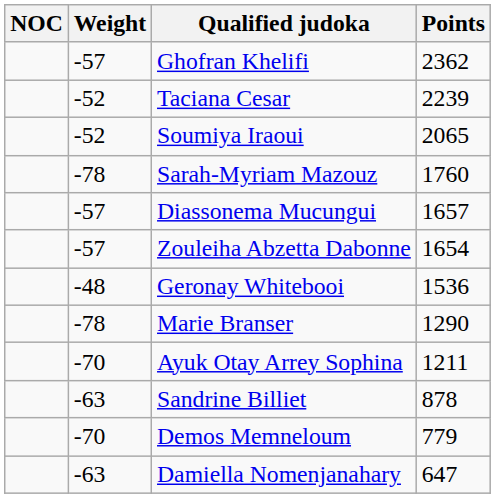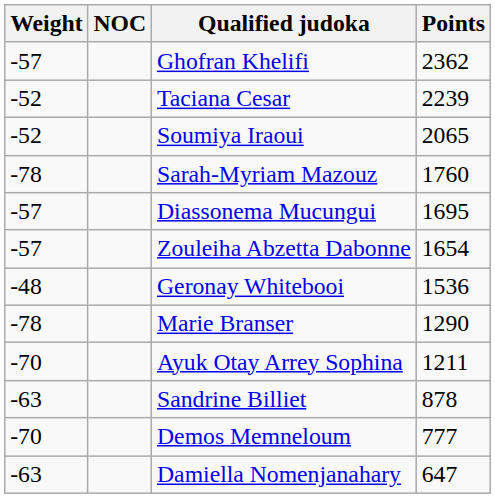columns swapped: (110, 23) <-> (37, 23)
(445, 211) 1657 -> (445, 211) 1695
(440, 436) 779 -> (440, 436) 777
